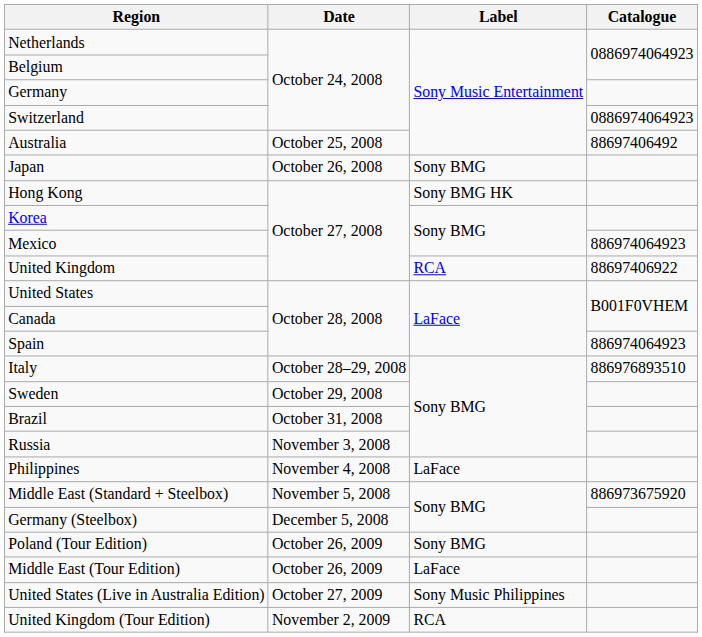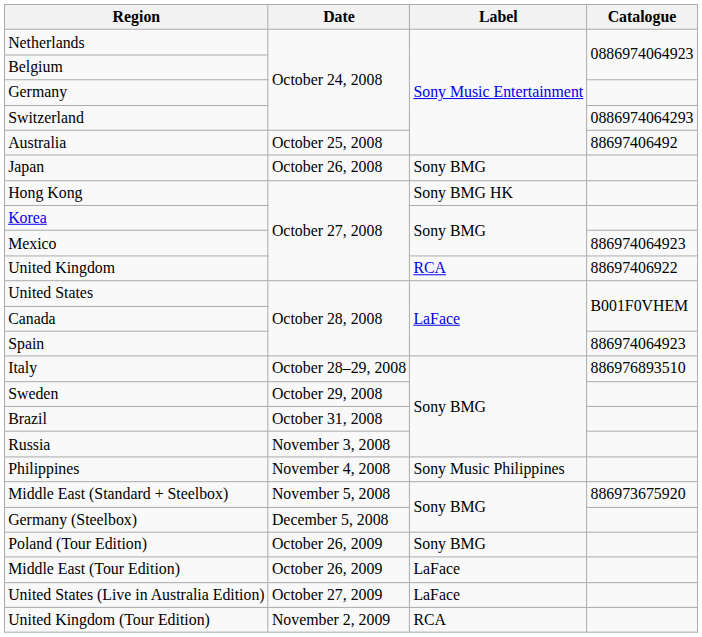(642, 117) 0886974064923 -> (642, 117) 0886974064293
(437, 469) LaFace -> (489, 469) Sony Music Philippines
(489, 594) Sony Music Philippines -> (437, 594) LaFace
